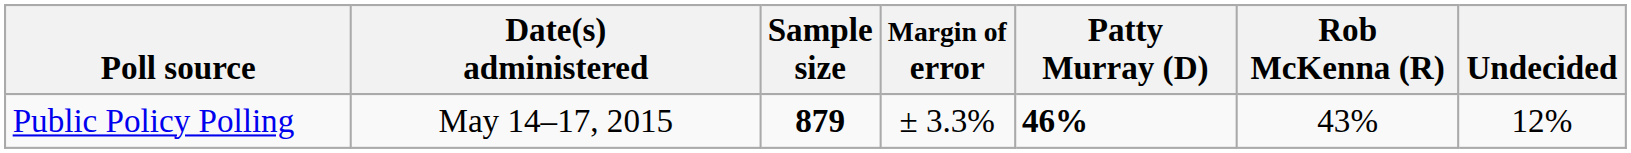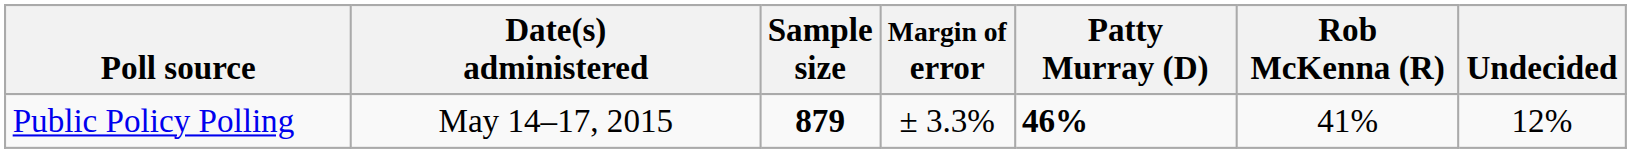(1348, 120) 43% -> (1348, 120) 41%
